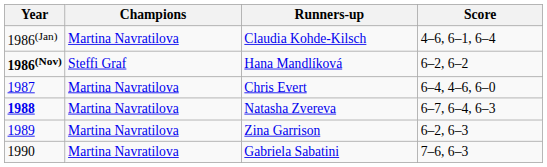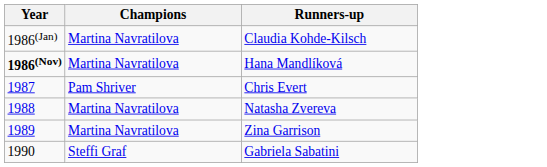- column: (480, 15)
(97, 63) Steffi Graf -> (123, 63) Martina Navratilova
(123, 87) Martina Navratilova -> (102, 87) Pam Shriver
(21, 108) bold -> (21, 108) normal
(123, 152) Martina Navratilova -> (97, 152) Steffi Graf
